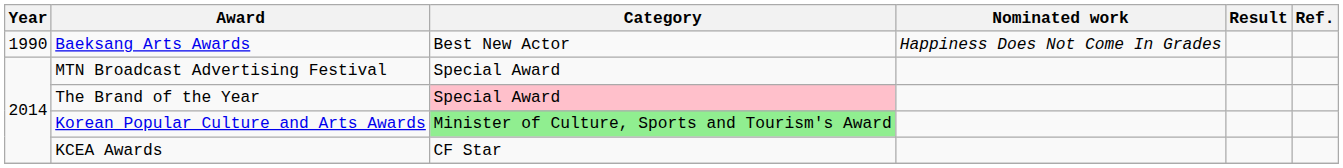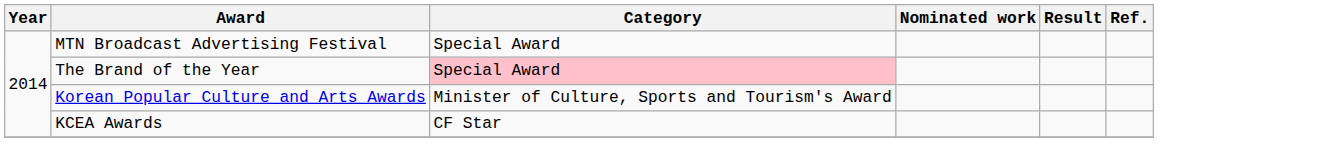- row: (153, 44)
(663, 124) lightgreen background -> (663, 97) no background
